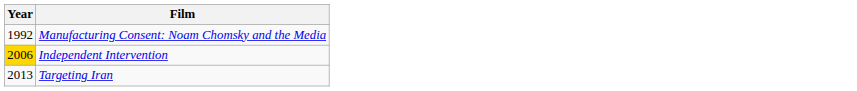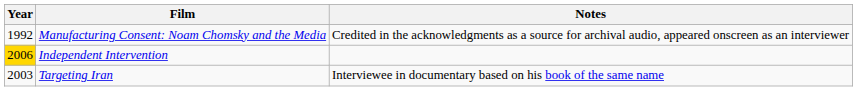+ column: (591, 14)
(20, 75) 2013 -> (20, 75) 2003
